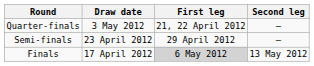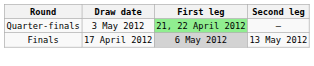(201, 26) no background -> (201, 26) lightgreen background
- row: (43, 40)
